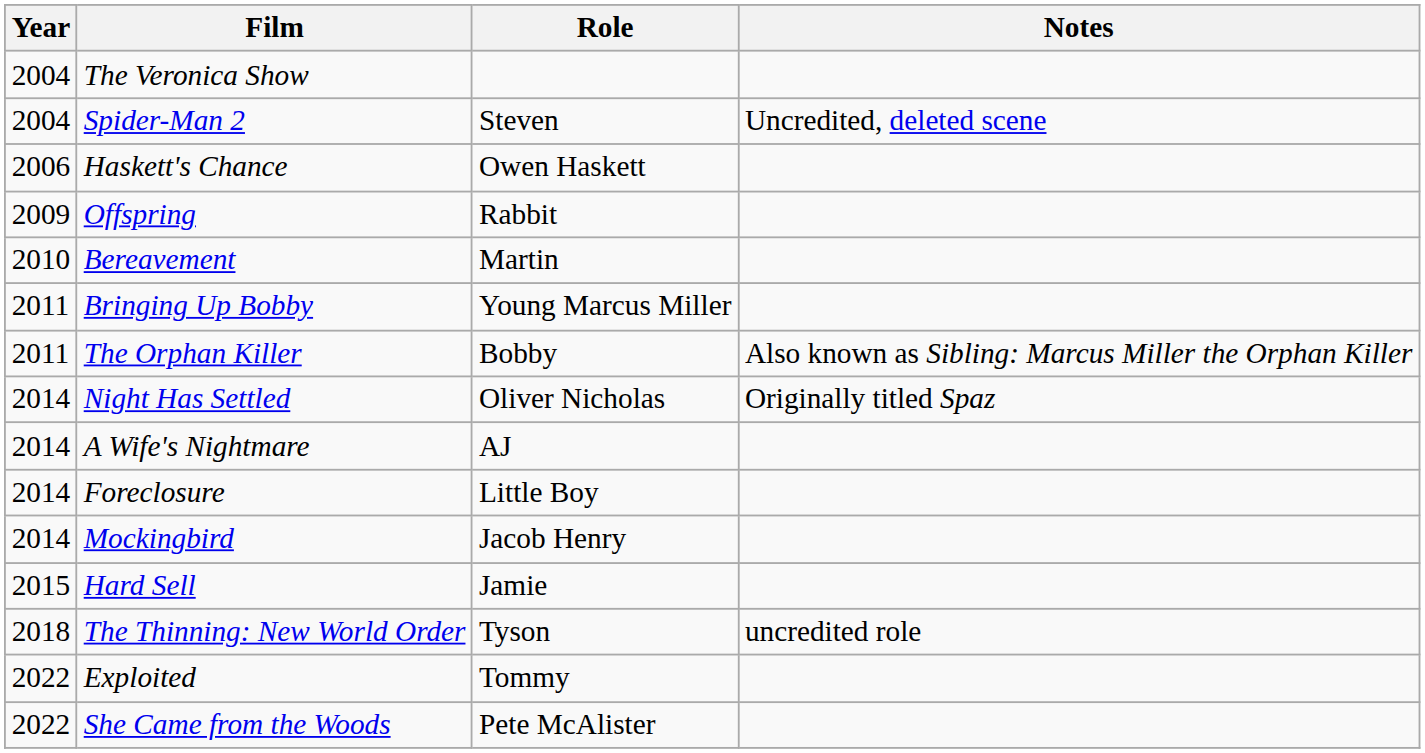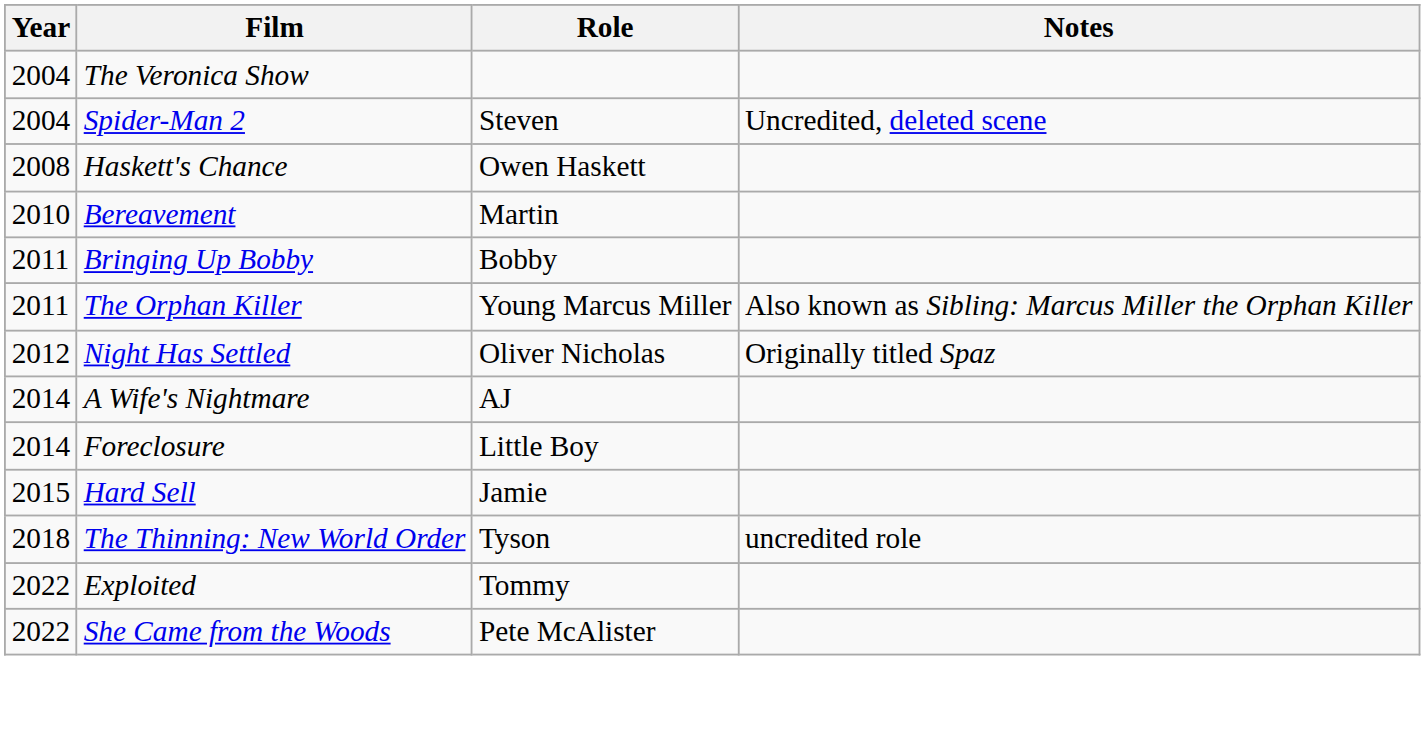(41, 167) 2006 -> (41, 167) 2008
- row: (140, 213)
(605, 306) Young Marcus Miller -> (518, 259) Bobby
(518, 352) Bobby -> (605, 306) Young Marcus Miller
(41, 399) 2014 -> (41, 352) 2012
- row: (159, 538)
